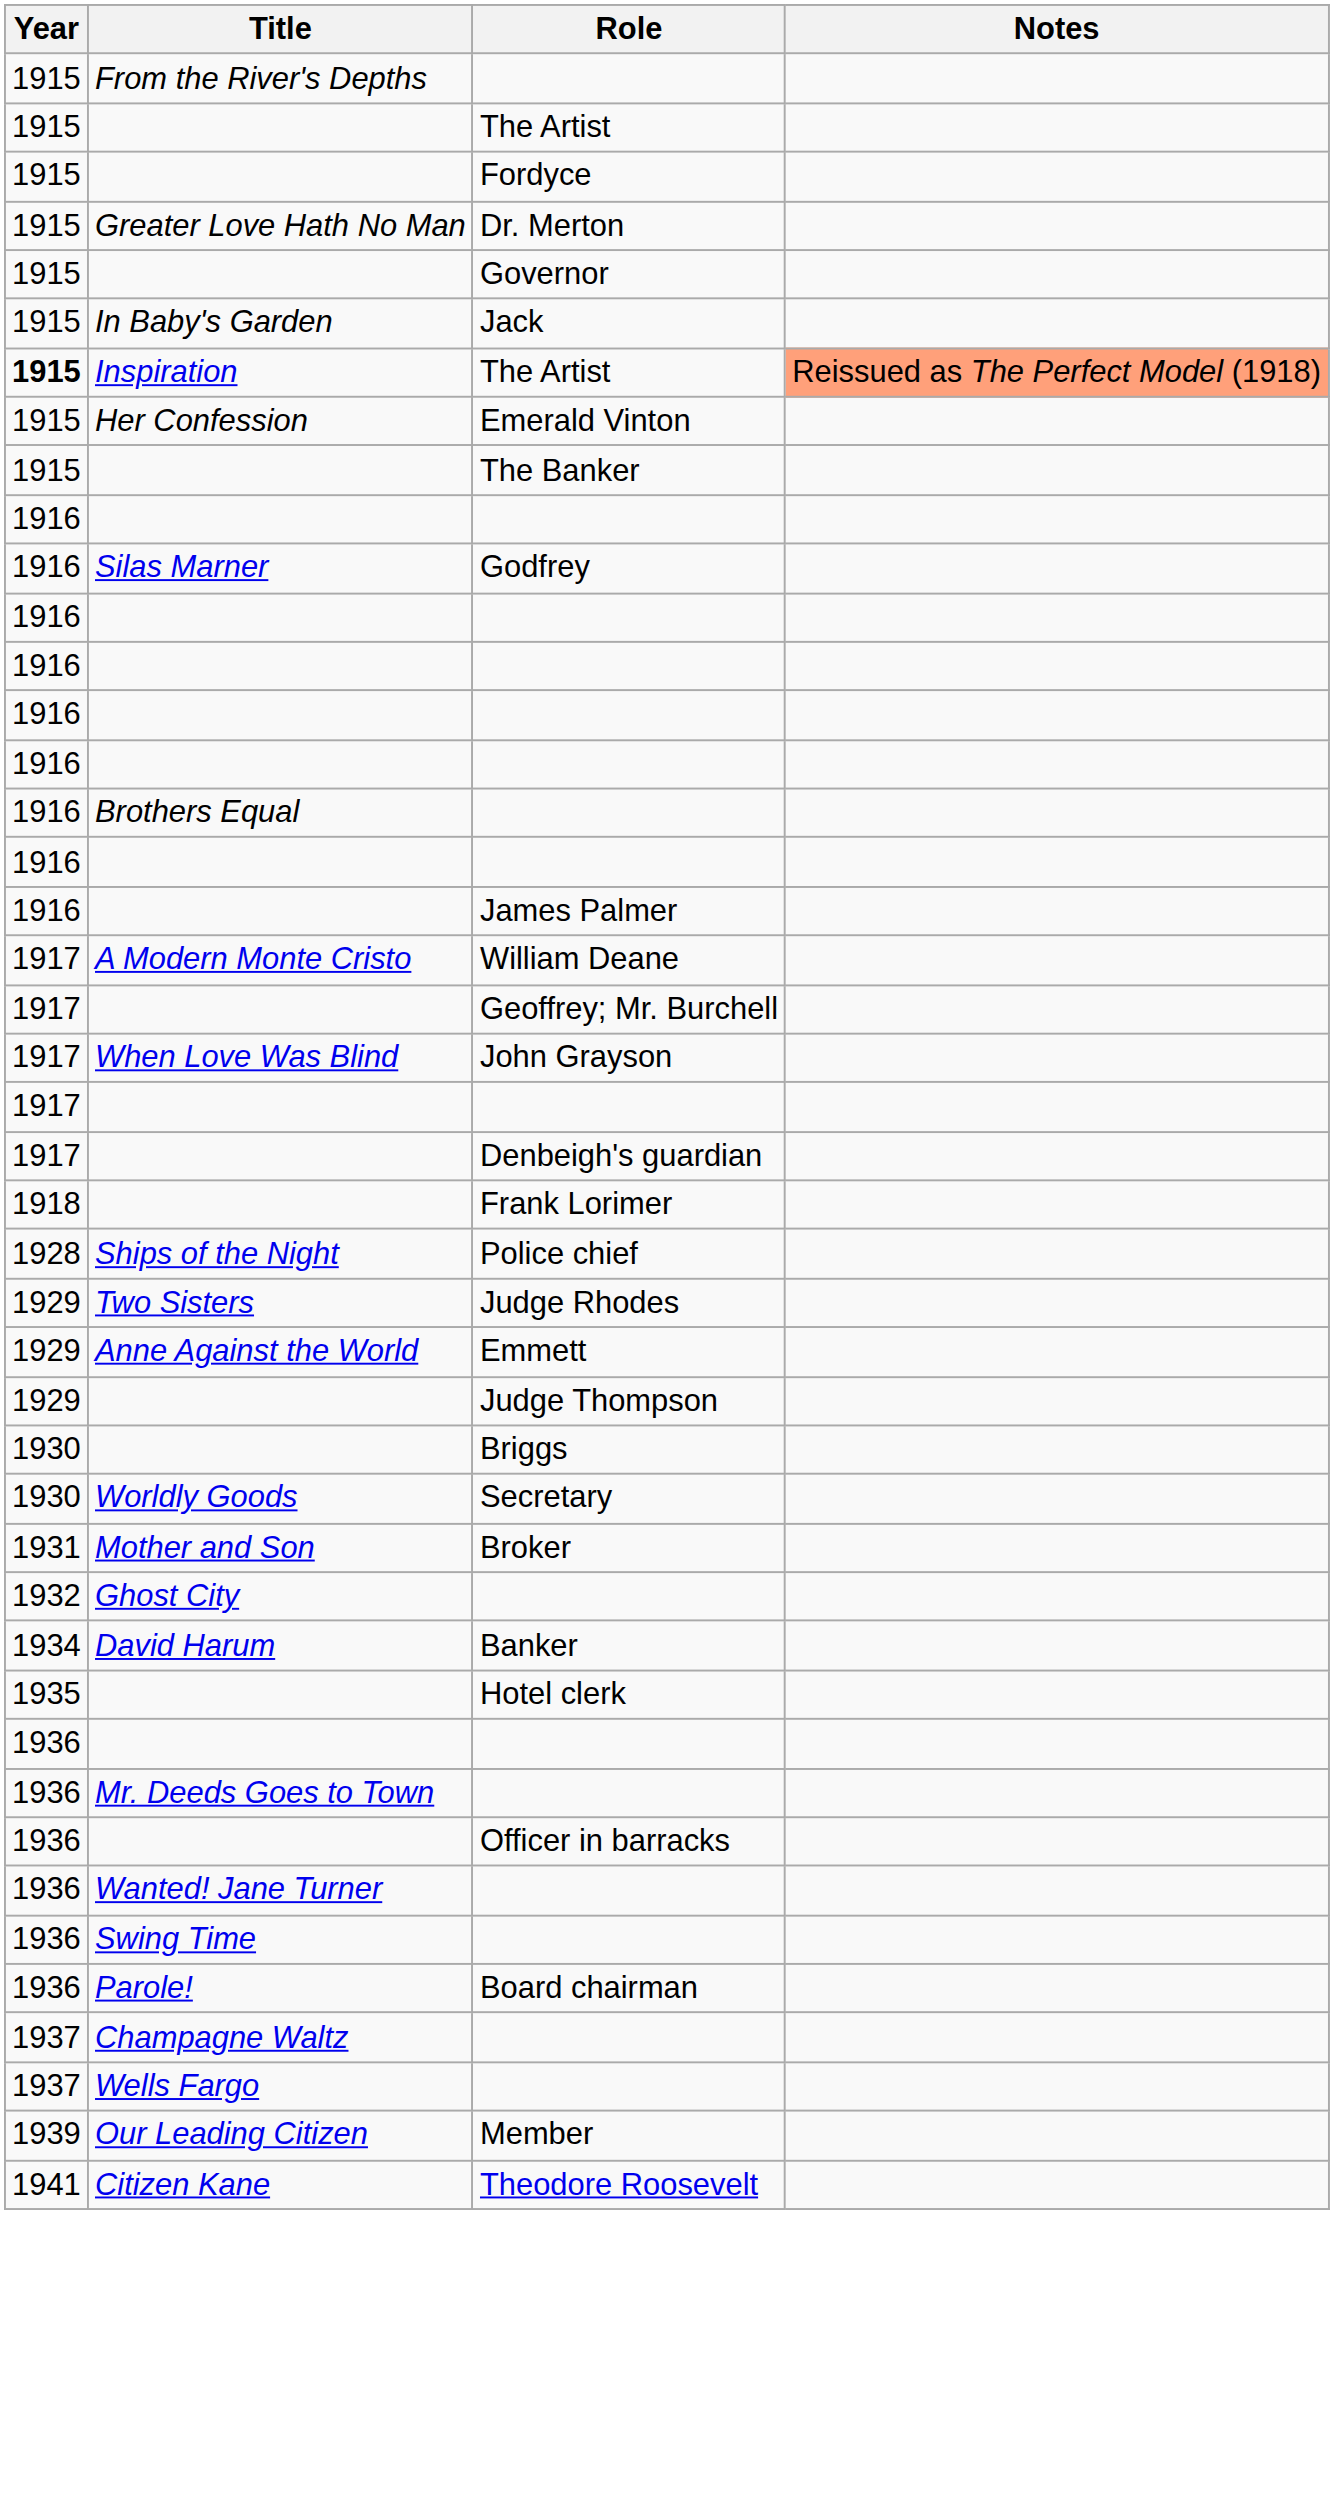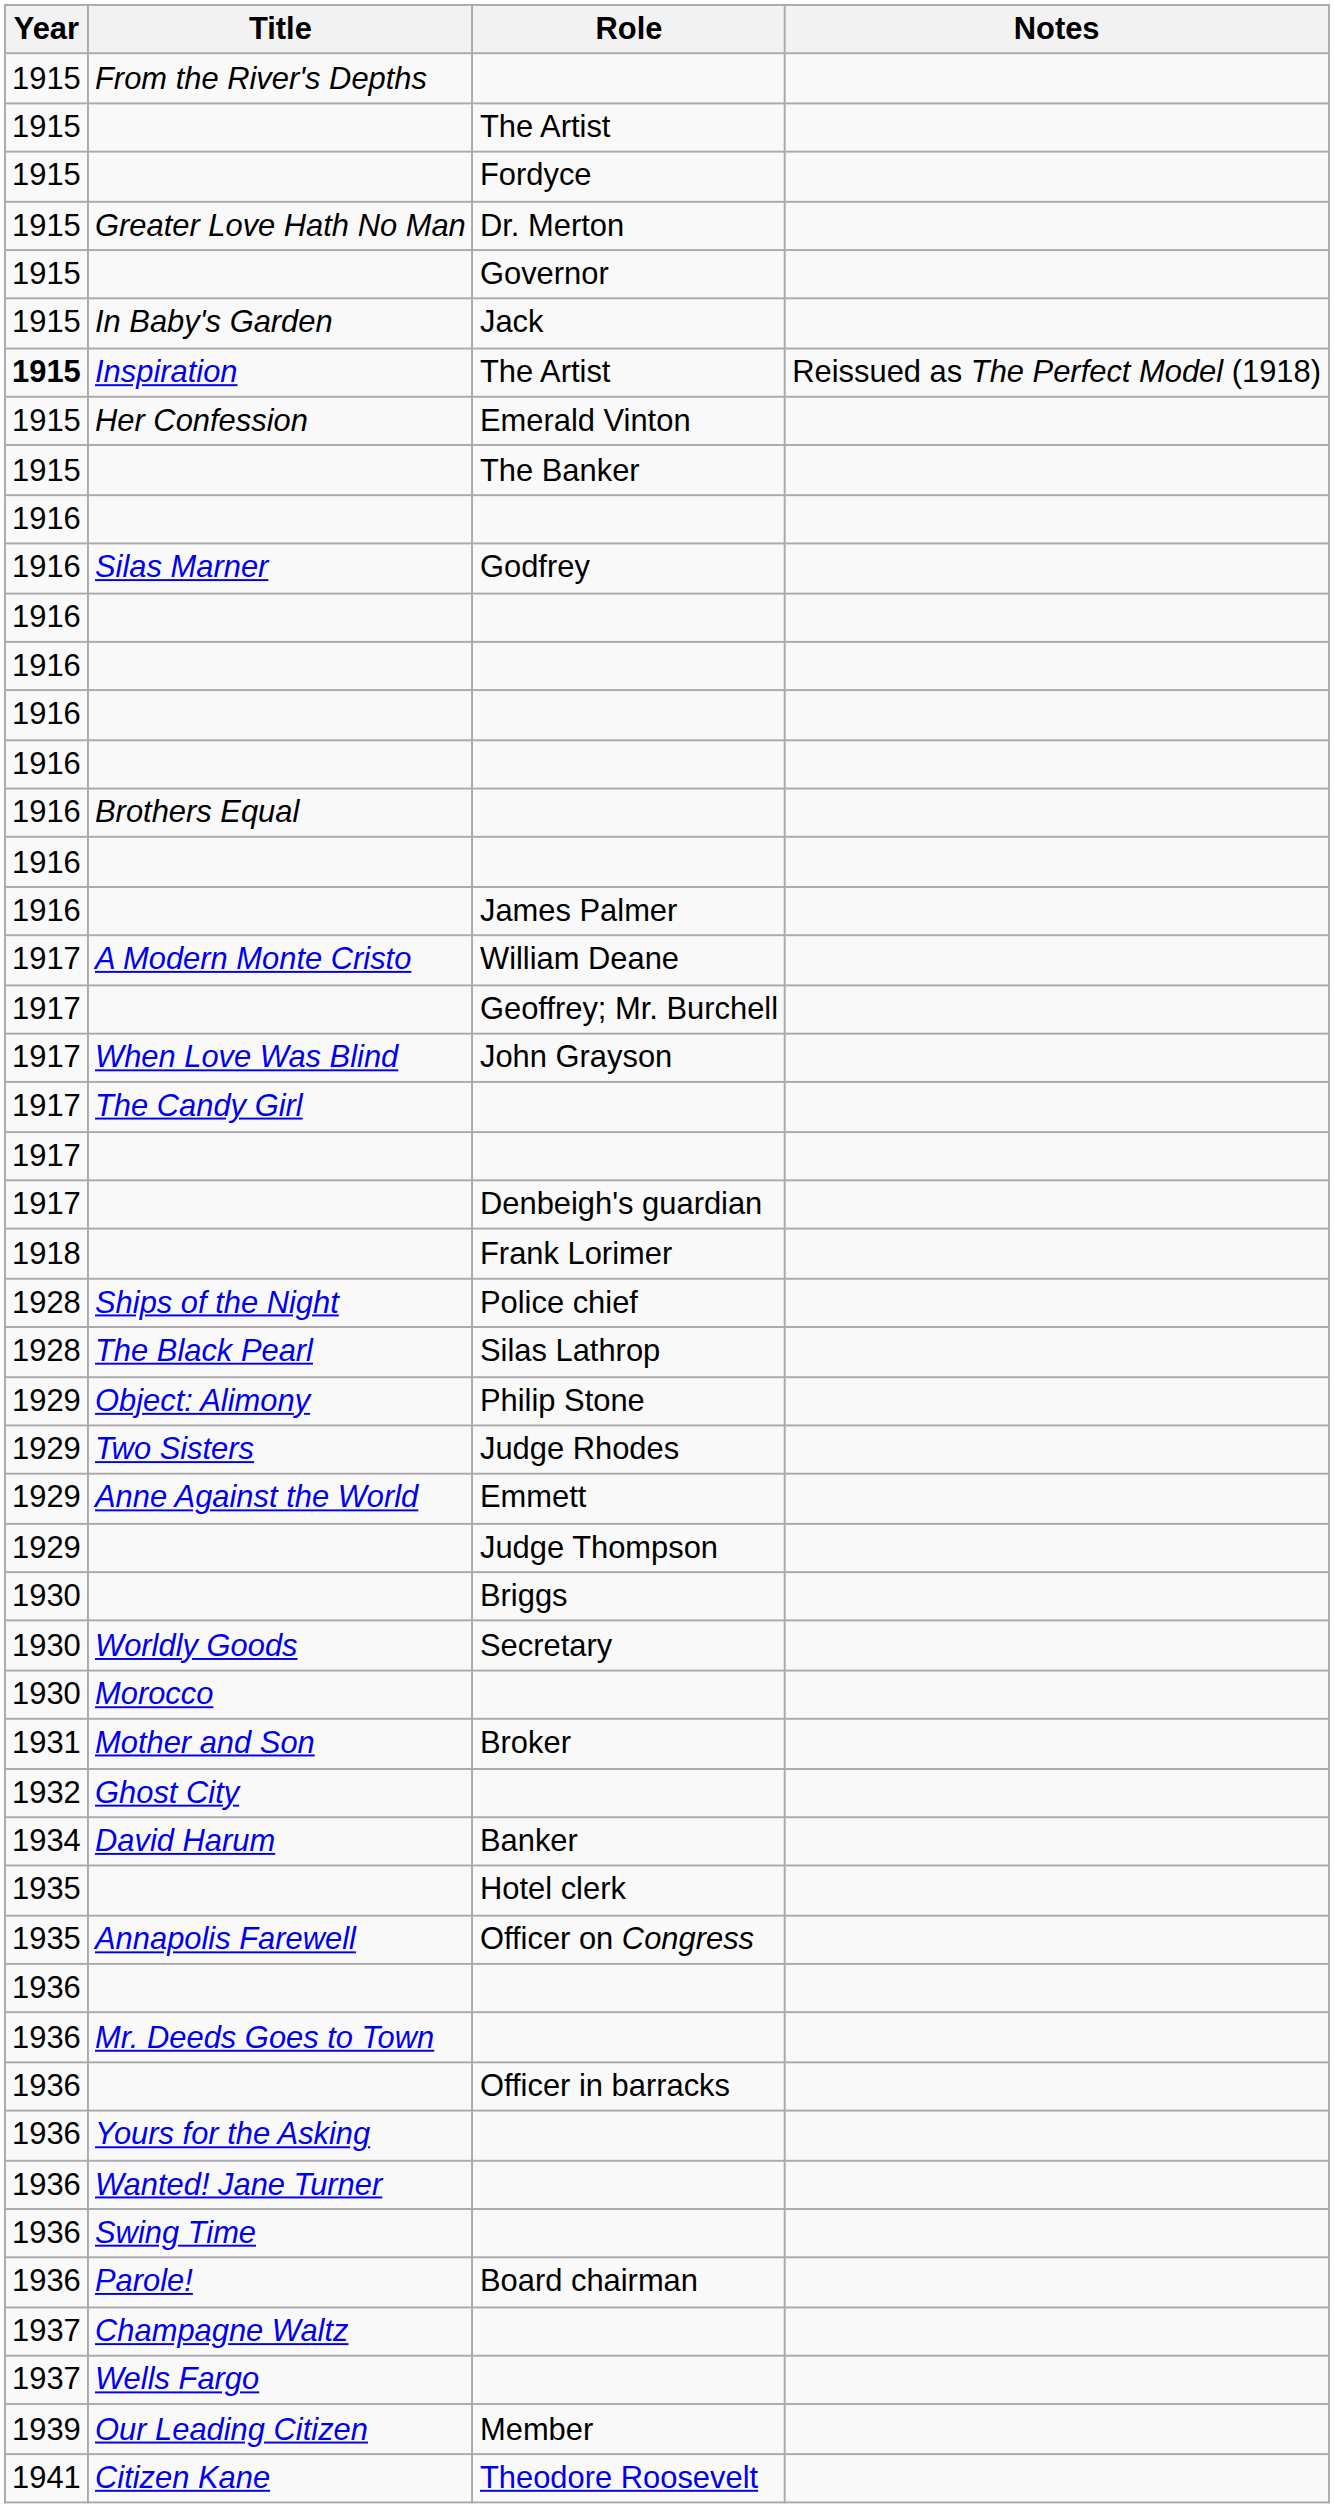(1057, 371) lightsalmon background -> (1057, 371) no background
+ row: (199, 1106)
+ row: (204, 1351)
+ row: (203, 1400)
+ row: (154, 1694)
+ row: (225, 1938)
+ row: (233, 2134)
